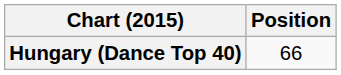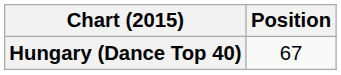(291, 52) 66 -> (291, 52) 67
